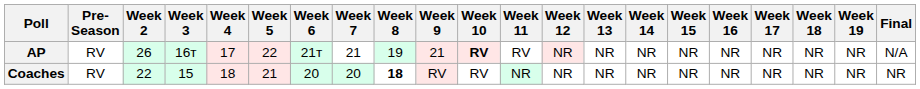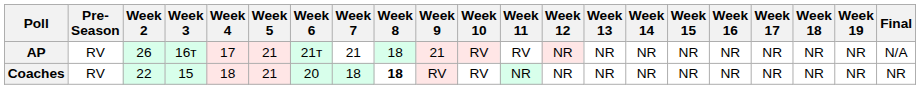(270, 52) 22 -> (270, 52) 21
(395, 52) 19 -> (395, 52) 18
(479, 52) bold -> (479, 52) normal
(353, 74) 20 -> (353, 74) 18
